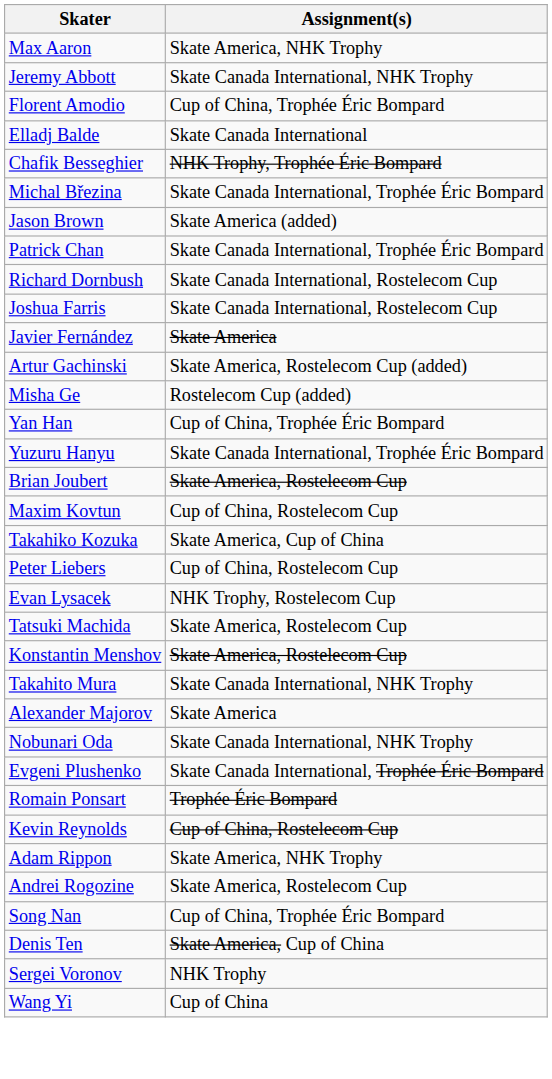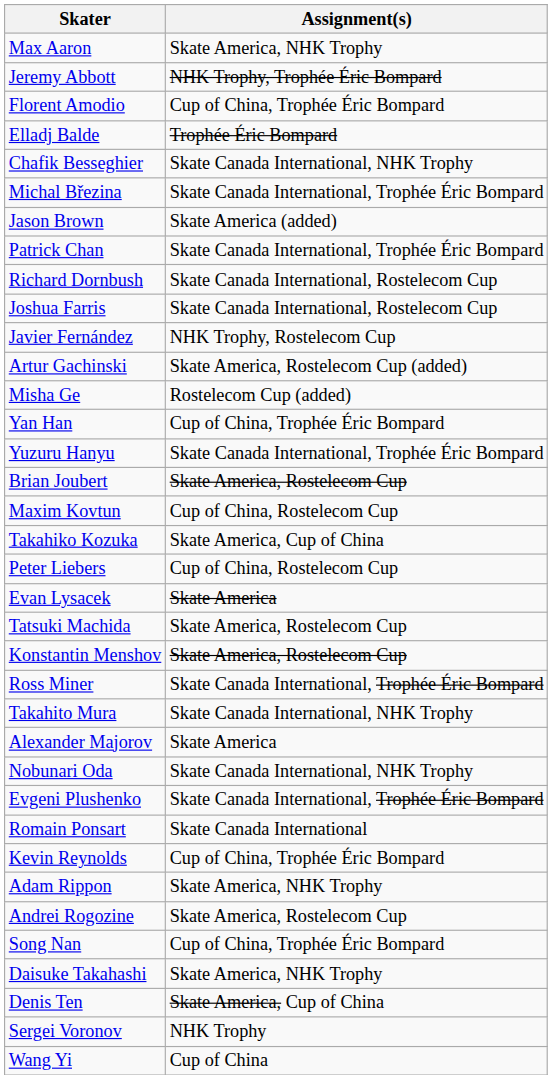(321, 76) Skate Canada International, NHK Trophy -> (306, 76) NHK Trophy, Trophée Éric Bompard
(268, 134) Skate Canada International -> (253, 134) Trophée Éric Bompard
(306, 163) NHK Trophy, Trophée Éric Bompard -> (321, 163) Skate Canada International, NHK Trophy
(223, 337) Skate America -> (283, 337) NHK Trophy, Rostelecom Cup
(283, 597) NHK Trophy, Rostelecom Cup -> (223, 597) Skate America
+ row: (51, 684)
(253, 800) Trophée Éric Bompard -> (268, 828) Skate Canada International
(284, 828) Cup of China, Rostelecom Cup -> (307, 857) Cup of China, Trophée Éric Bompard
+ row: (78, 973)
